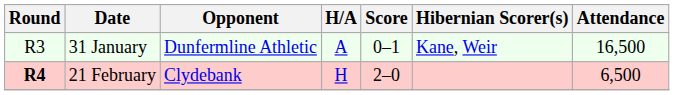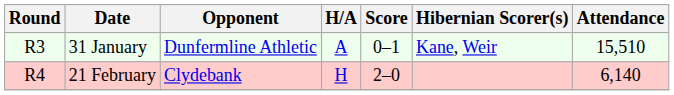(621, 47) 16,500 -> (621, 47) 15,510
(35, 75) bold -> (35, 75) normal
(621, 75) 6,500 -> (621, 75) 6,140
